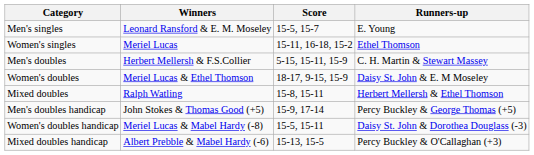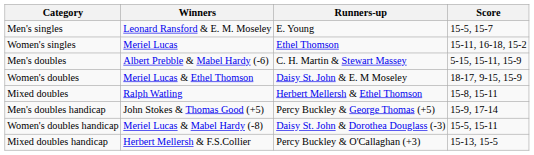columns swapped: (442, 12) <-> (314, 12)
(187, 61) Herbert Mellersh & F.S.Collier -> (196, 61) Albert Prebble & Mabel Hardy (-6)
(196, 142) Albert Prebble & Mabel Hardy (-6) -> (187, 142) Herbert Mellersh & F.S.Collier
